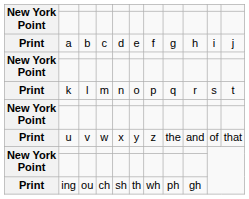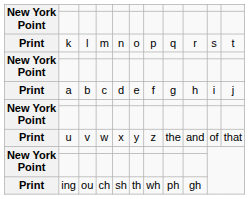rows swapped: (69, 43) <-> (69, 90)
